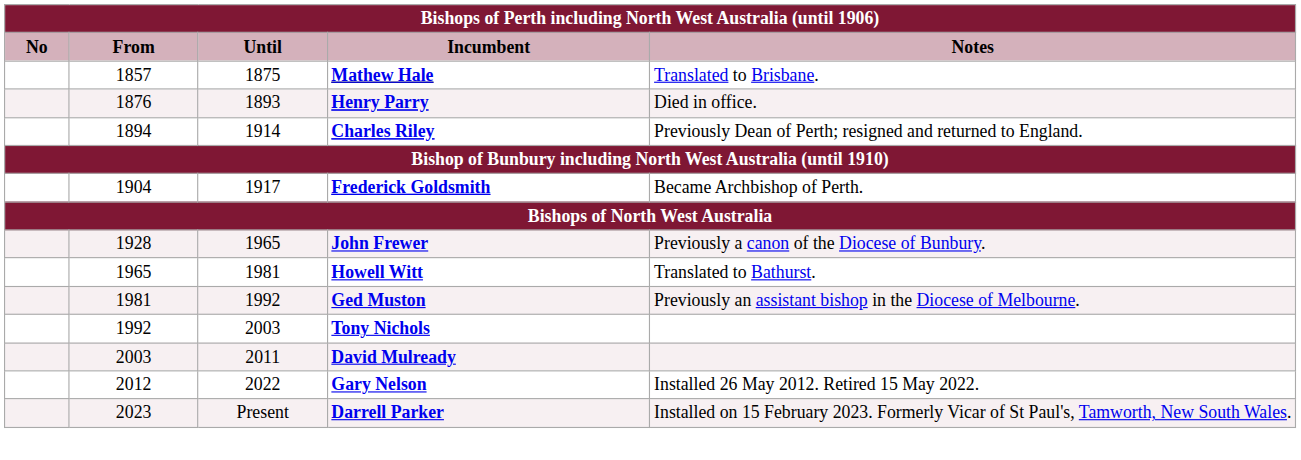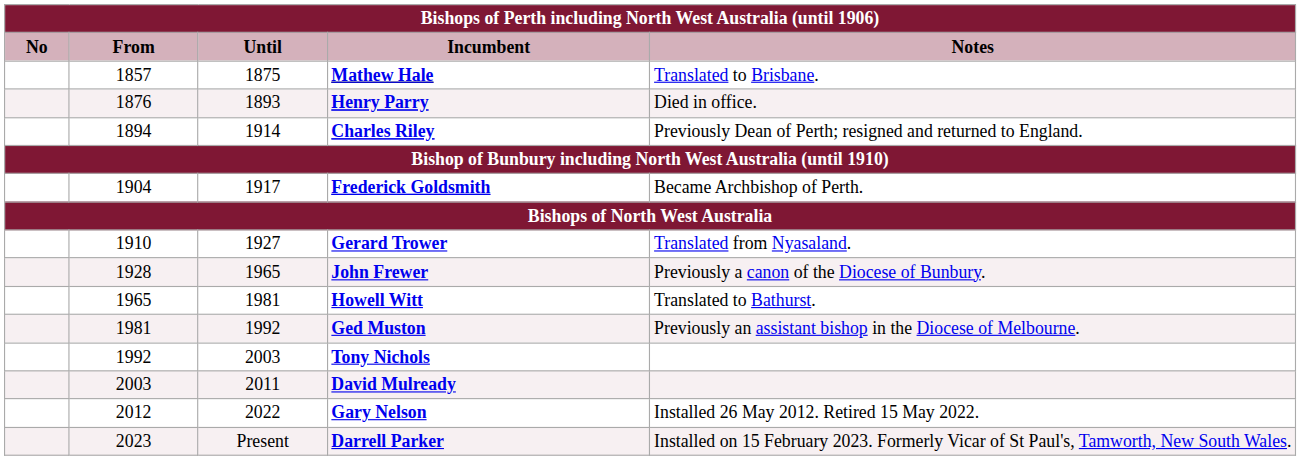+ row: (389, 243)
